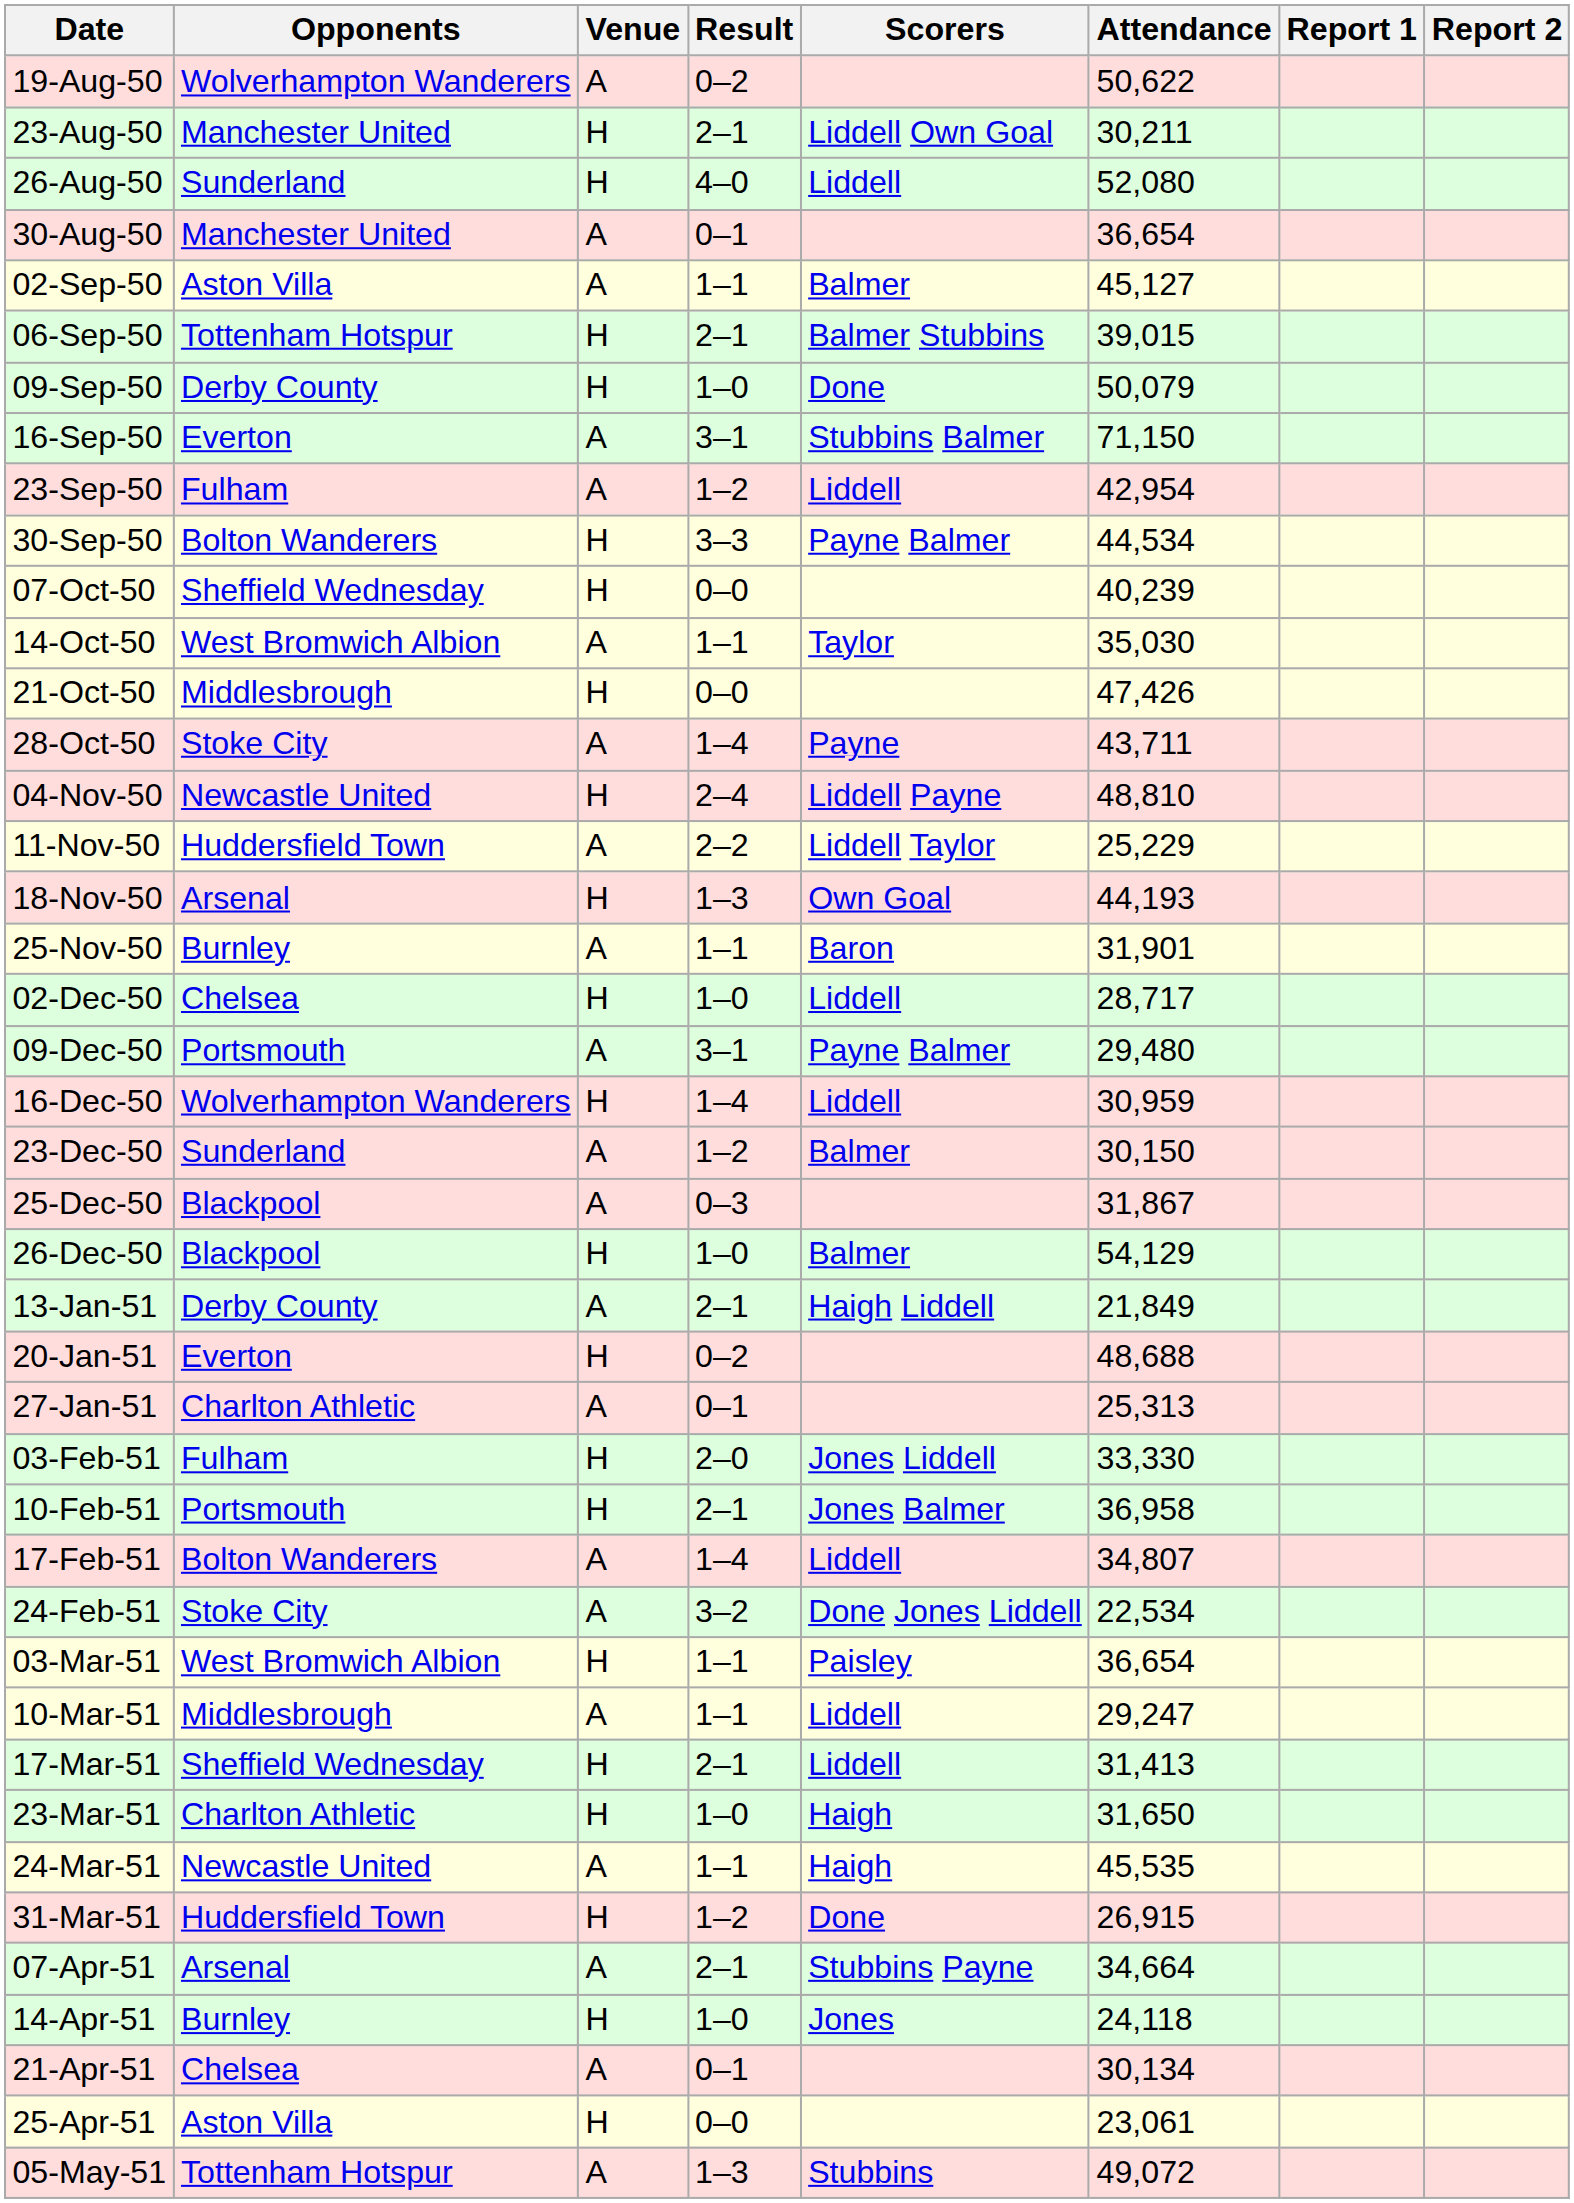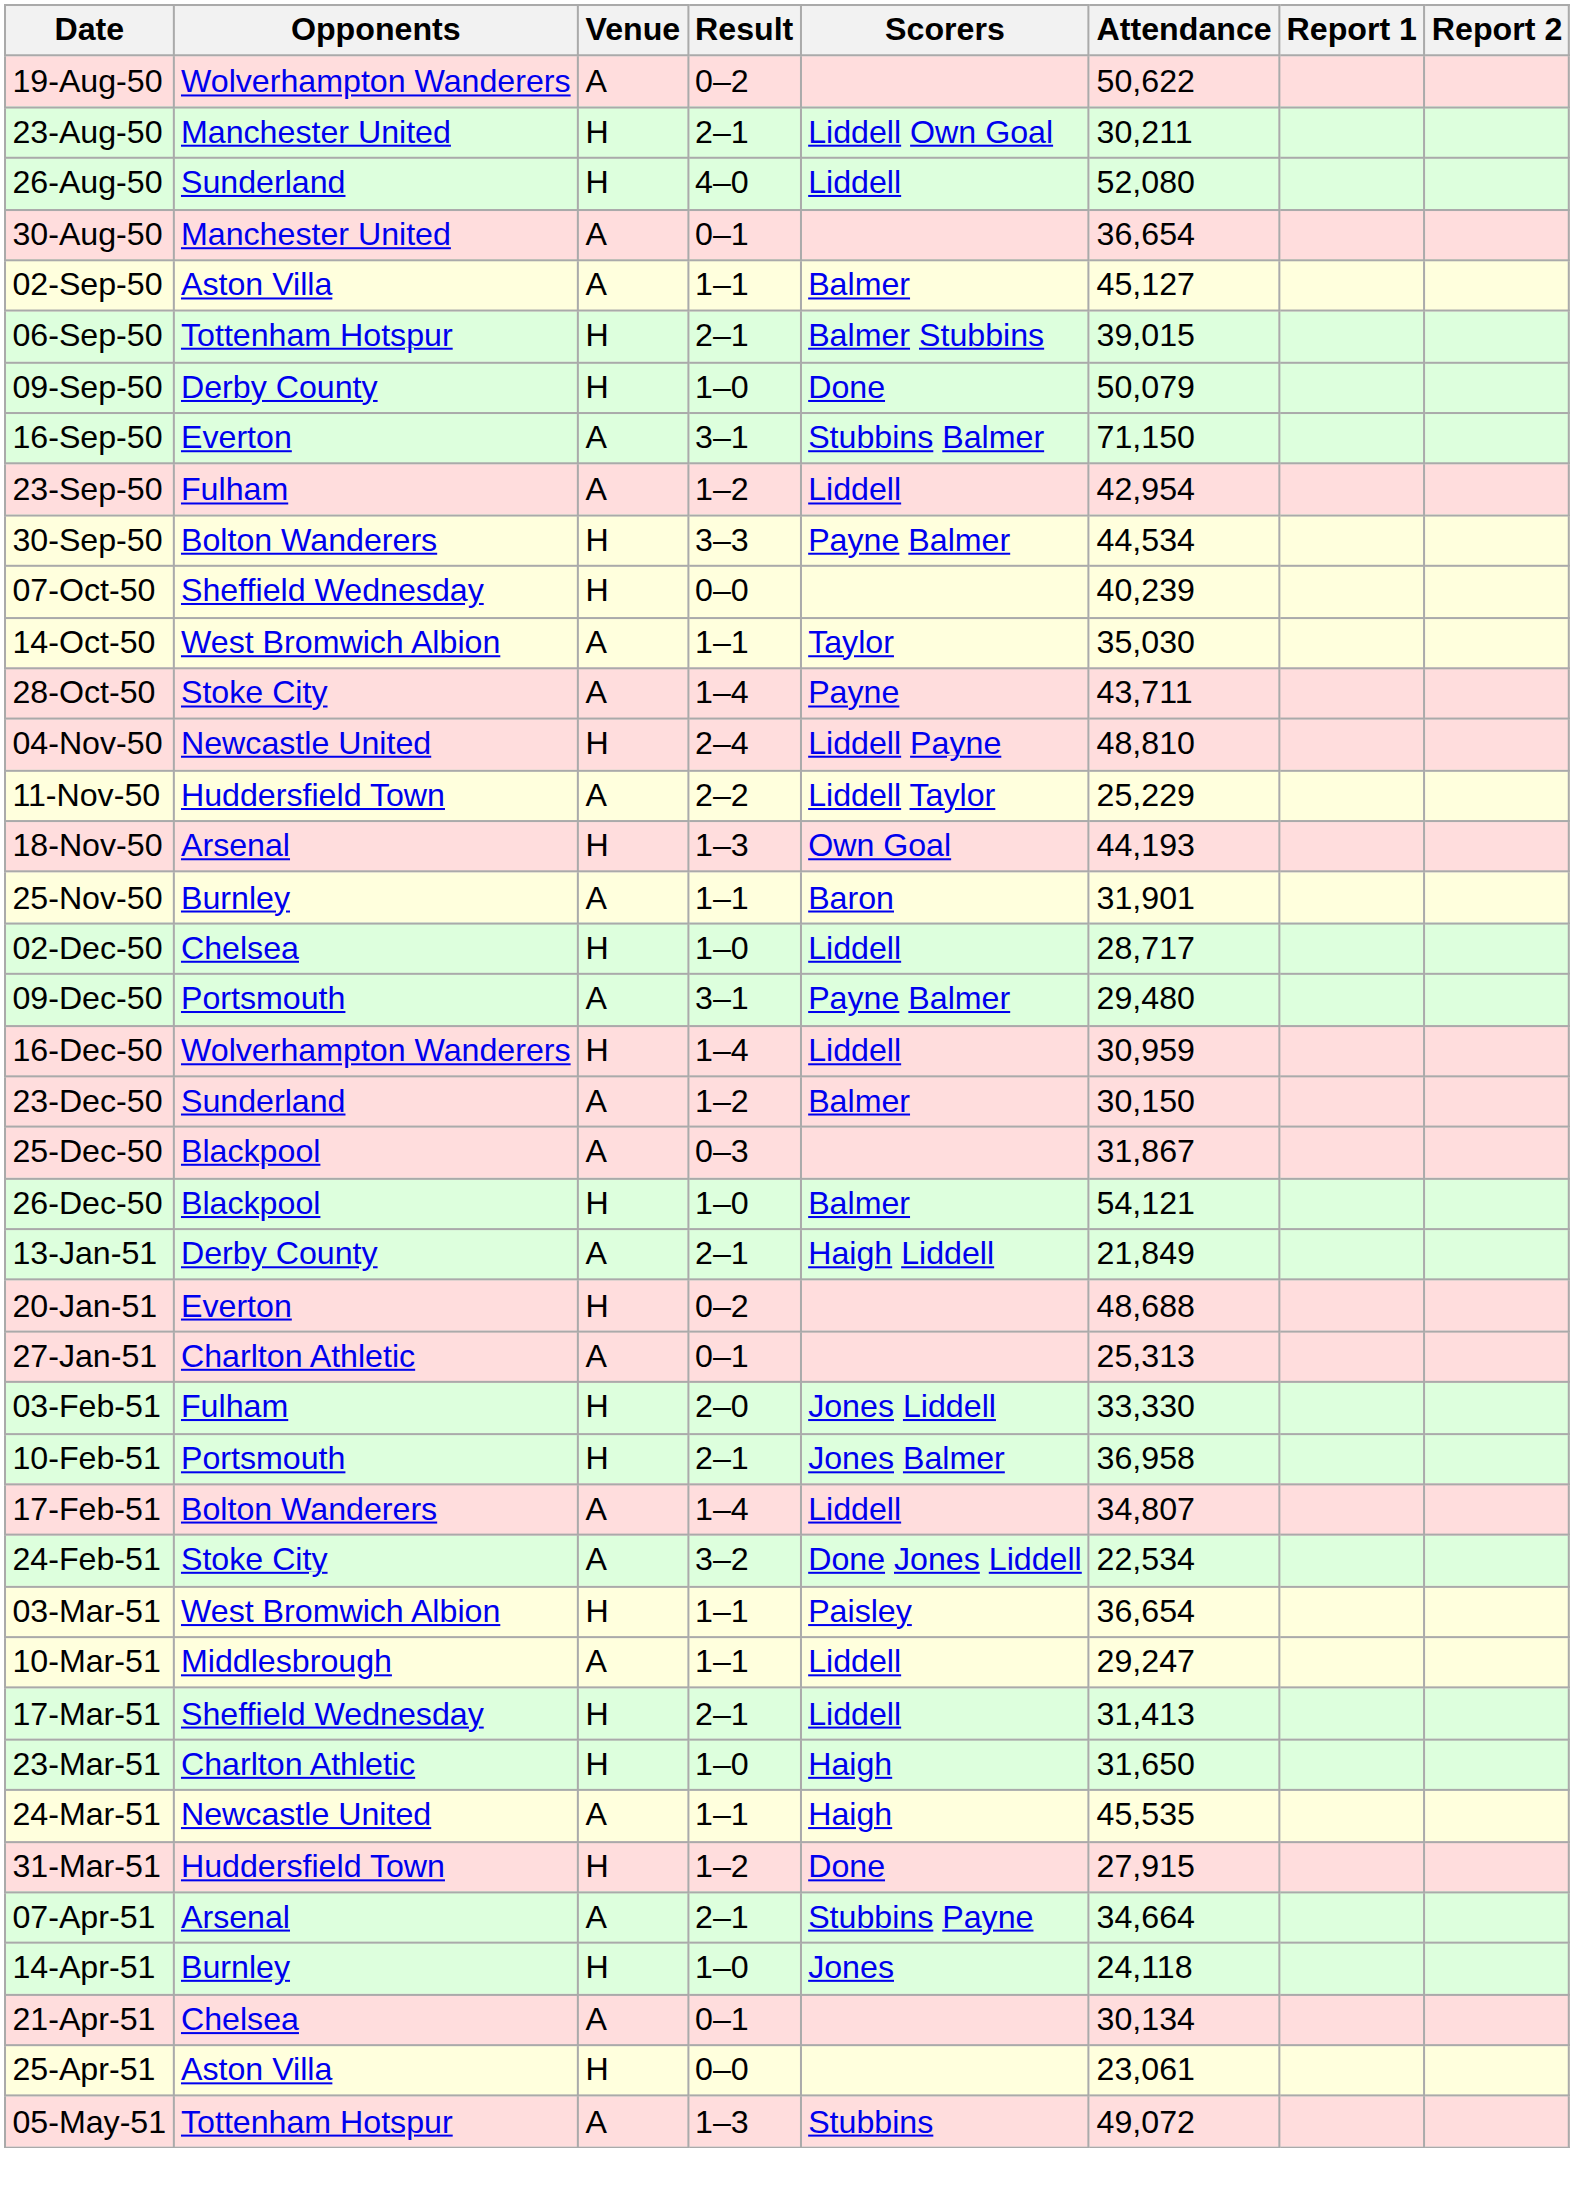- row: (84, 693)
(1146, 1254) 54,129 -> (1146, 1203) 54,121
(1146, 1917) 26,915 -> (1146, 1866) 27,915
